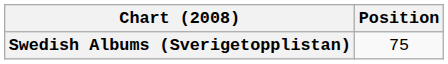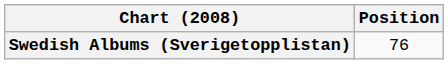(399, 46) 75 -> (399, 46) 76
